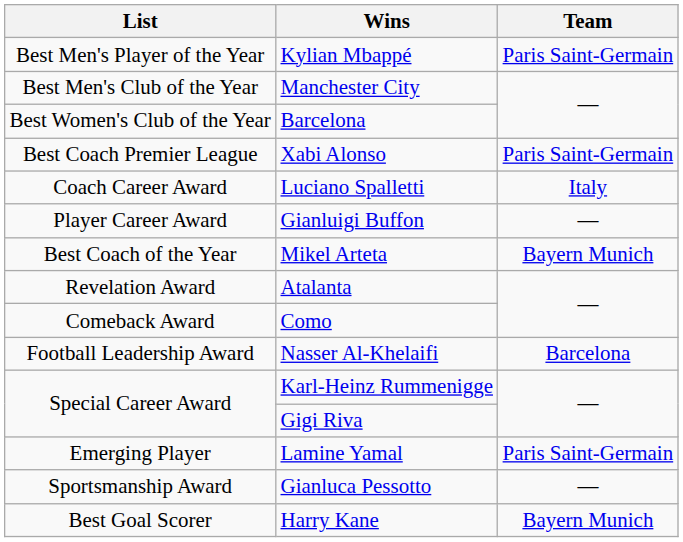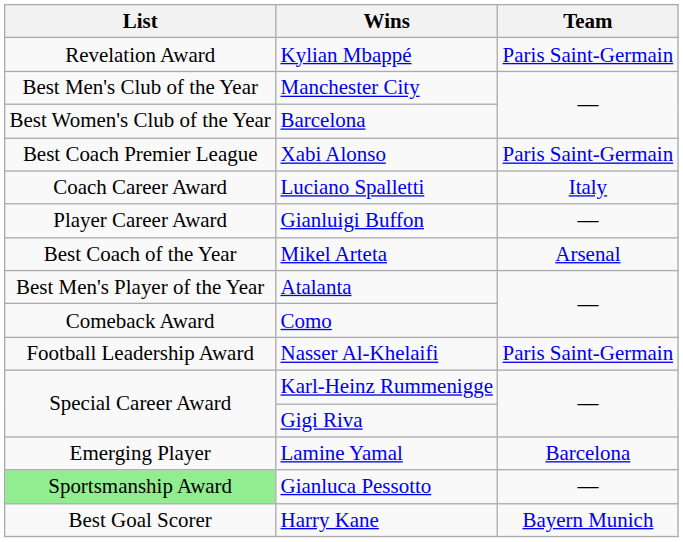(140, 54) Best Men's Player of the Year -> (140, 54) Revelation Award
(588, 253) Bayern Munich -> (588, 253) Arsenal
(140, 287) Revelation Award -> (140, 287) Best Men's Player of the Year
(588, 353) Barcelona -> (588, 353) Paris Saint-Germain
(588, 453) Paris Saint-Germain -> (588, 453) Barcelona
(140, 486) no background -> (140, 486) lightgreen background
